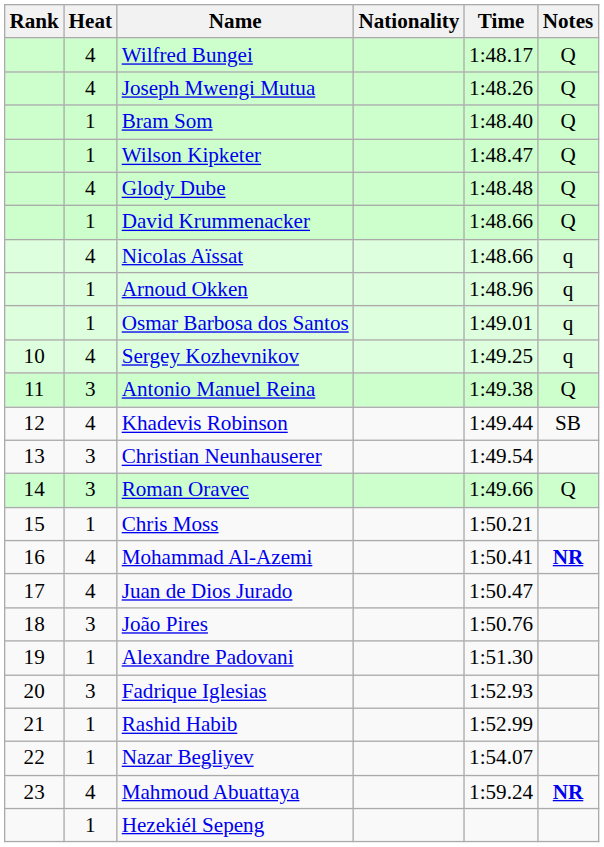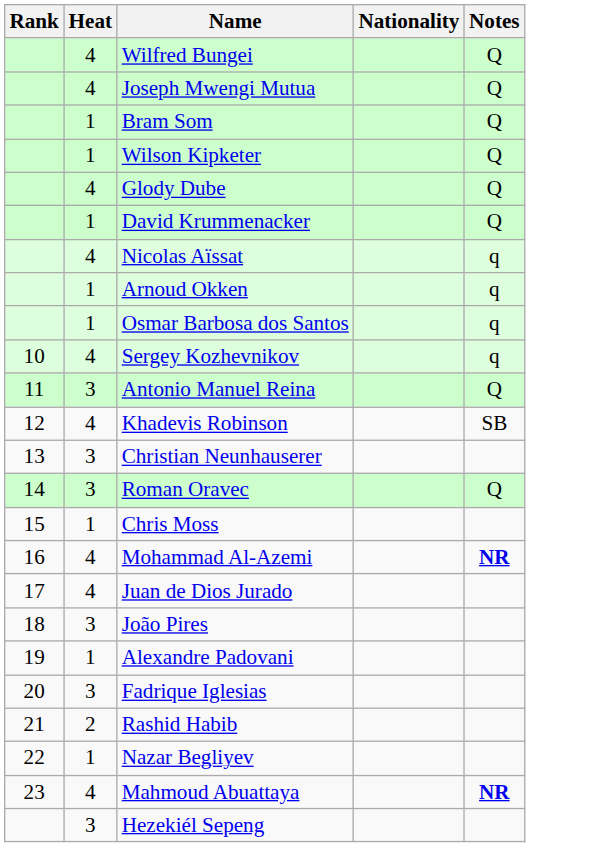- column: (501, 21)
(90, 724) 1 -> (90, 724) 2
(90, 825) 1 -> (90, 825) 3
